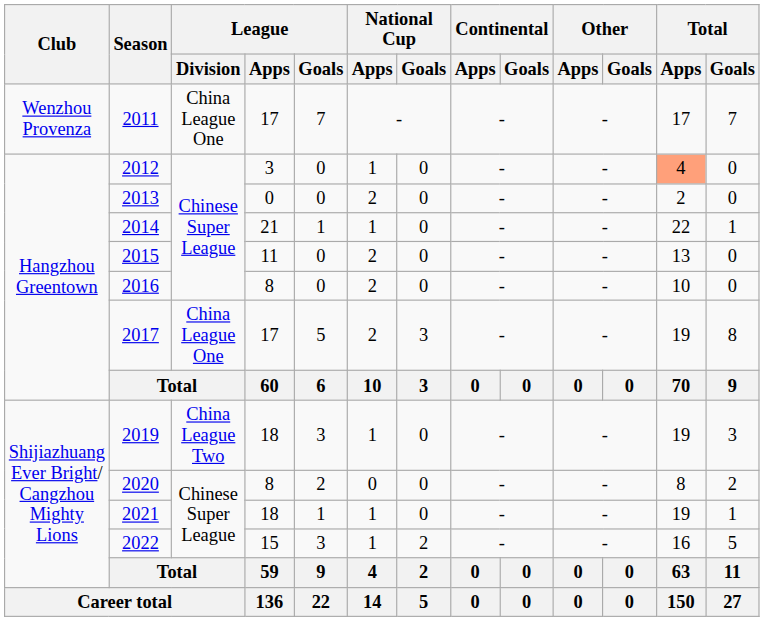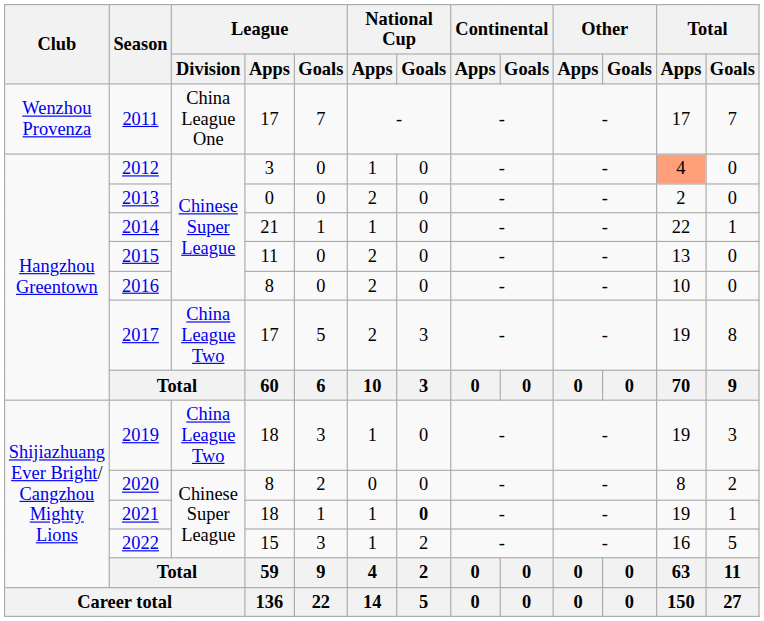(208, 335) China League One -> (208, 335) China League Two
(424, 514) normal -> (424, 514) bold
